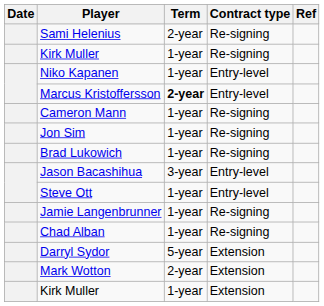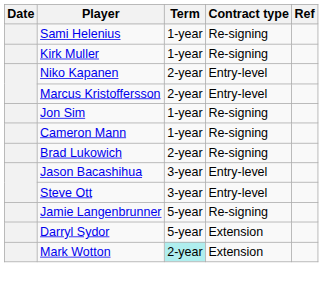(185, 34) 2-year -> (185, 34) 1-year
(185, 73) 1-year -> (185, 73) 2-year
(186, 93) bold -> (185, 93) normal
rows swapped: (63, 133) <-> (83, 113)
(185, 152) 1-year -> (185, 152) 2-year
(185, 192) 1-year -> (185, 192) 3-year
(185, 212) 1-year -> (185, 212) 5-year
- row: (72, 232)
(185, 271) no background -> (185, 251) paleturquoise background
- row: (70, 291)
